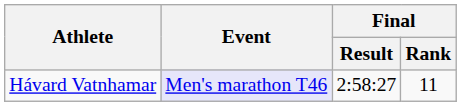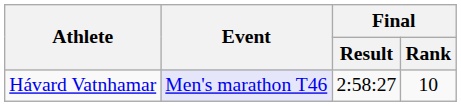(428, 85) 11 -> (428, 85) 10
